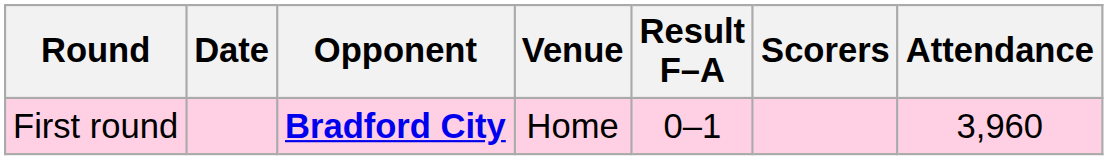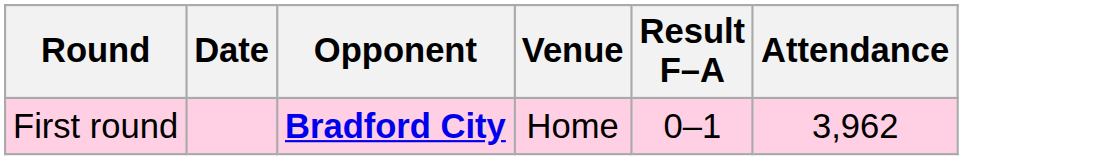- column: (825, 51)
(1000, 125) 3,960 -> (855, 125) 3,962
